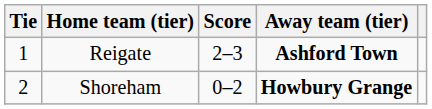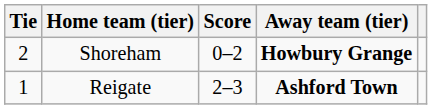rows swapped: (120, 53) <-> (120, 87)
